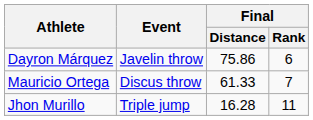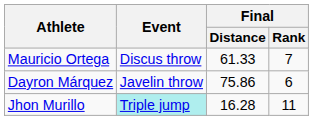rows swapped: (59, 82) <-> (60, 60)
(155, 105) no background -> (155, 105) paleturquoise background
